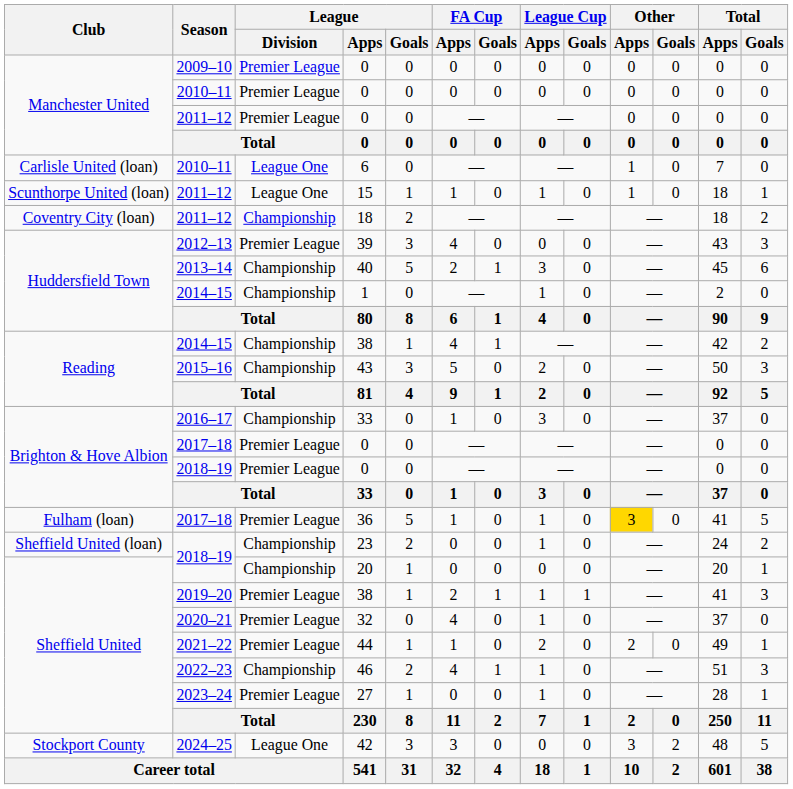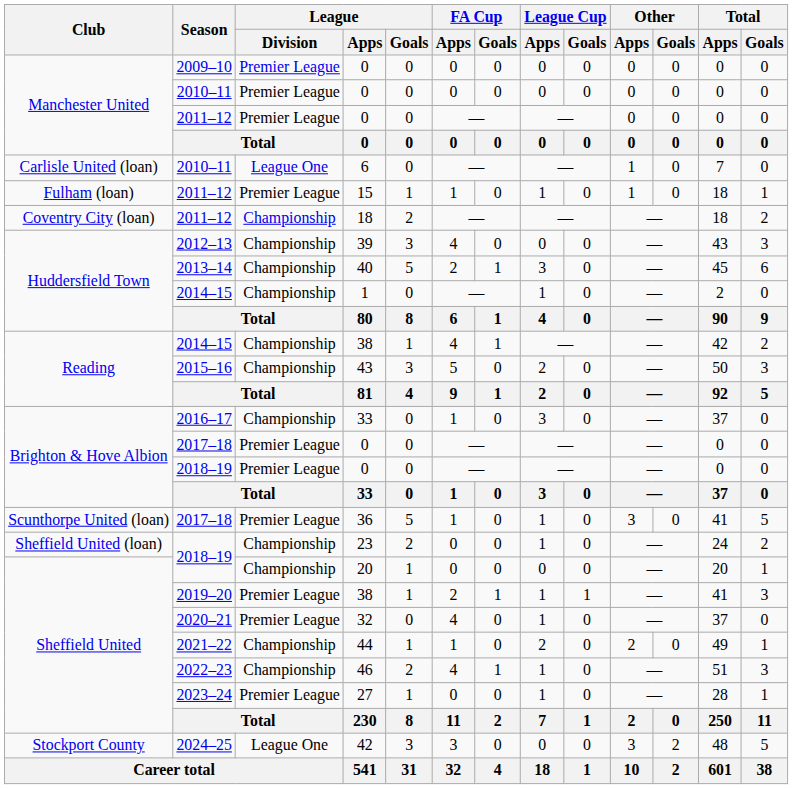(89, 192) Scunthorpe United (loan) -> (89, 192) Fulham (loan)
(290, 192) League One -> (290, 192) Premier League
(290, 243) Premier League -> (290, 243) Championship
(89, 519) Fulham (loan) -> (89, 519) Scunthorpe United (loan)
(632, 519) gold background -> (632, 519) no background
(290, 645) Premier League -> (290, 645) Championship
